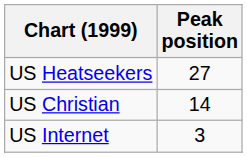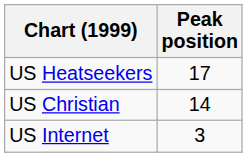(200, 73) 27 -> (200, 73) 17
